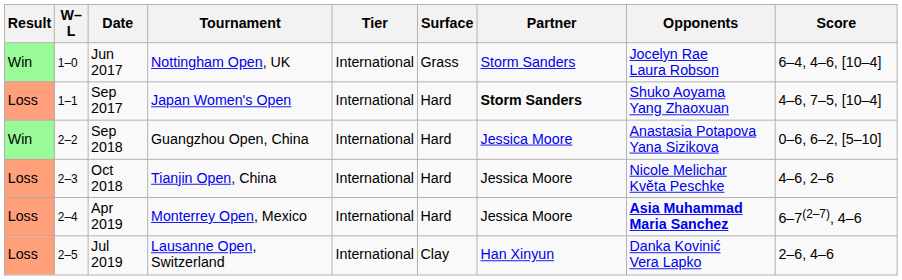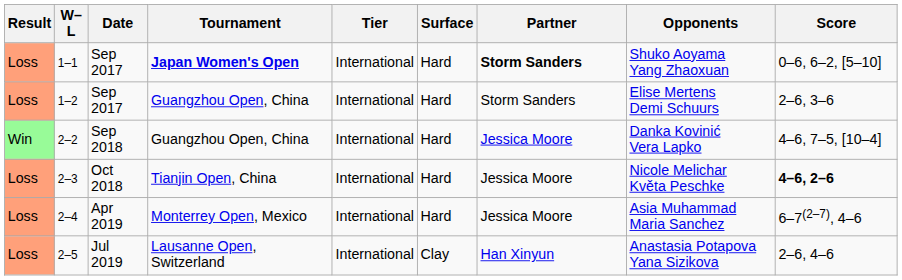- row: (68, 63)
(221, 101) normal -> (225, 62) bold
(830, 101) 4–6, 7–5, [10–4] -> (830, 62) 0–6, 6–2, [5–10]
+ row: (68, 101)
(693, 139) Anastasia Potapova Yana Sizikova -> (675, 139) Danka Kovinić Vera Lapko
(830, 139) 0–6, 6–2, [5–10] -> (830, 139) 4–6, 7–5, [10–4]
(806, 178) normal -> (806, 178) bold
(686, 216) bold -> (683, 216) normal
(675, 255) Danka Kovinić Vera Lapko -> (693, 255) Anastasia Potapova Yana Sizikova
